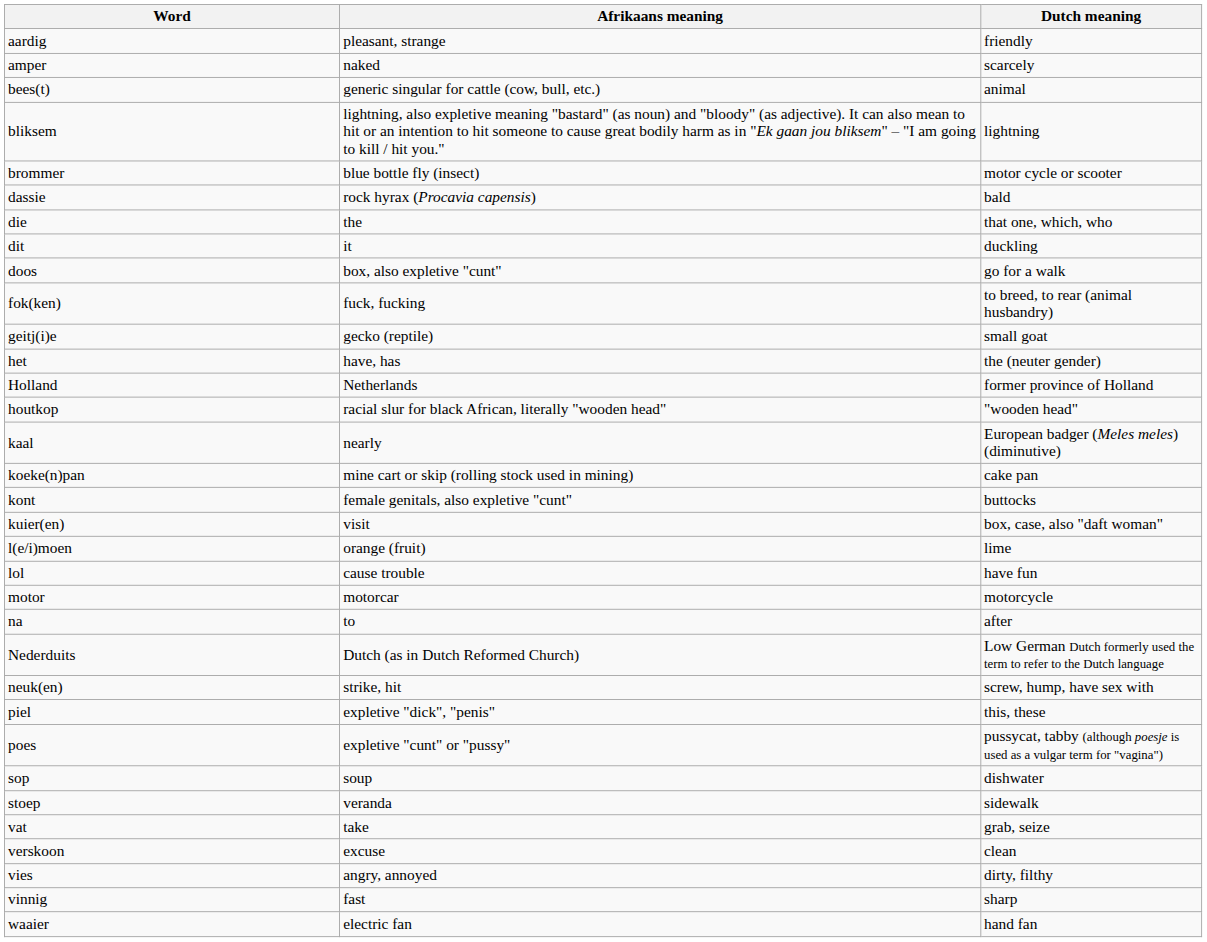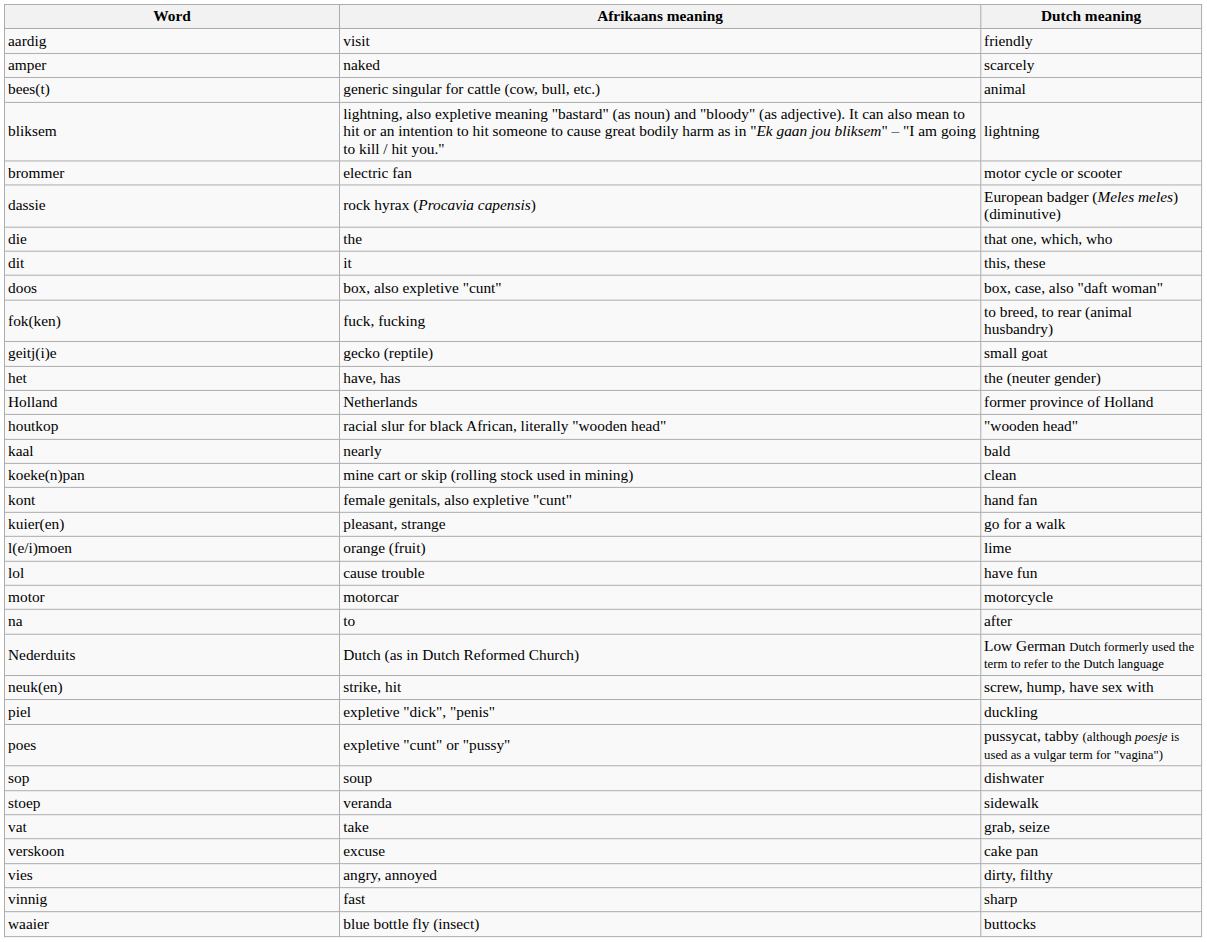(394, 41) pleasant, strange -> (356, 41) visit
(411, 173) blue bottle fly (insect) -> (378, 173) electric fan
(997, 197) bald -> (1081, 206) European badger (Meles meles) (diminutive)
(1011, 246) duckling -> (1015, 263) this, these
(1025, 270) go for a walk -> (1073, 287) box, case, also "daft woman"
(1081, 442) European badger (Meles meles) (diminutive) -> (997, 451) bald
(1011, 475) cake pan -> (1000, 475) clean
(1010, 499) buttocks -> (1011, 499) hand fan
(356, 524) visit -> (394, 524) pleasant, strange
(1073, 524) box, case, also "daft woman" -> (1025, 524) go for a walk
(1015, 712) this, these -> (1011, 712) duckling
(1000, 851) clean -> (1011, 851) cake pan
(378, 924) electric fan -> (411, 924) blue bottle fly (insect)
(1011, 924) hand fan -> (1010, 924) buttocks
